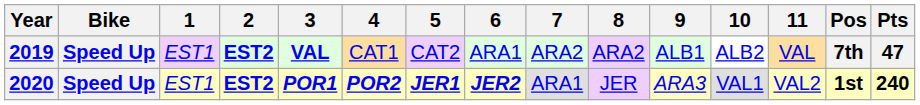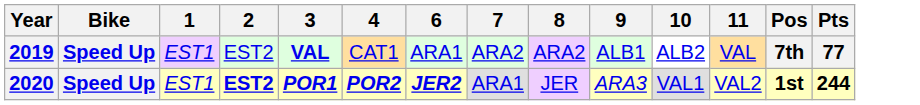- column: (435, 20)
(249, 52) bold -> (249, 52) normal
(893, 52) 47 -> (834, 52) 77
(893, 83) 240 -> (834, 83) 244
